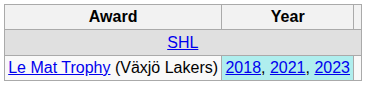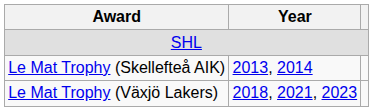+ row: (117, 67)
(288, 67) paleturquoise background -> (295, 93) no background
